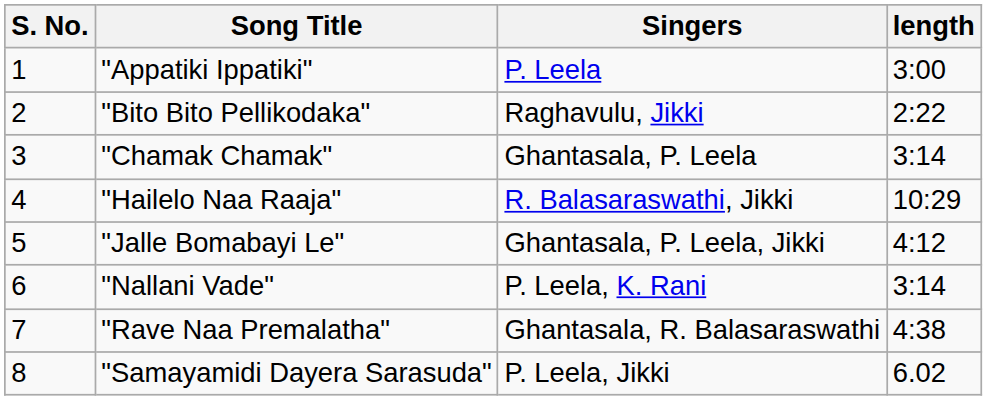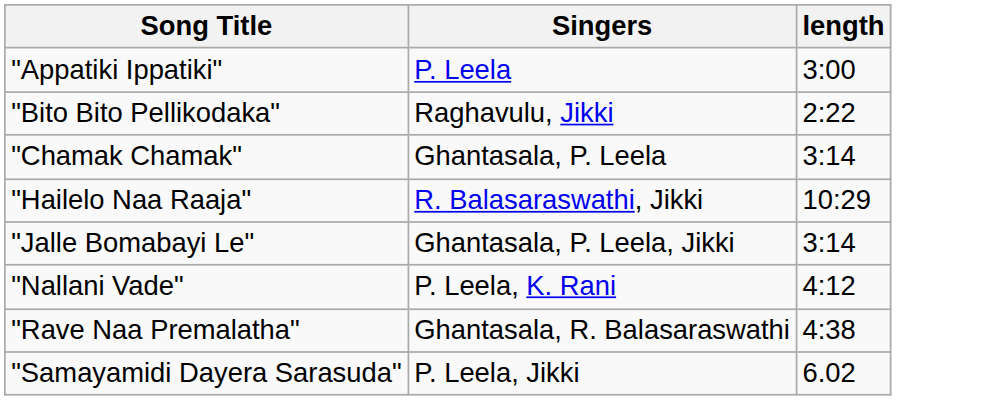- column: (50, 26)
(919, 243) 4:12 -> (829, 243) 3:14
(919, 286) 3:14 -> (829, 286) 4:12
